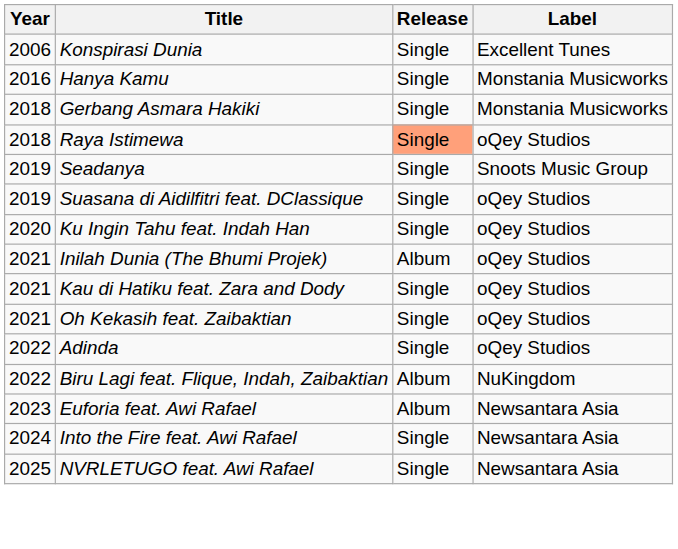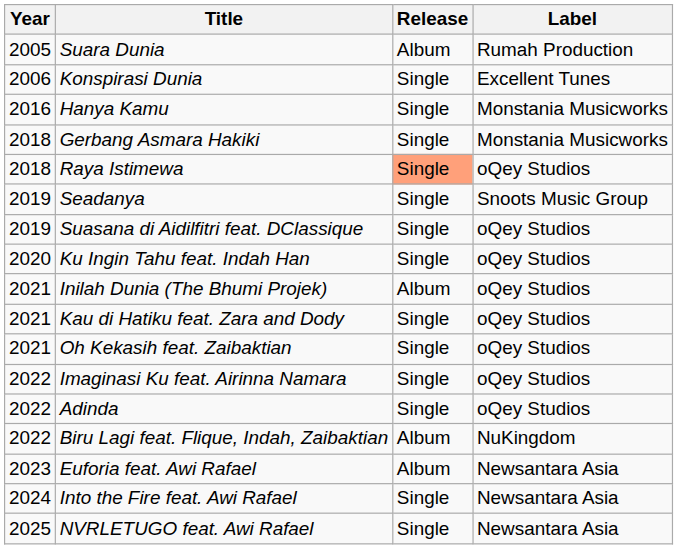+ row: (112, 49)
+ row: (203, 378)
